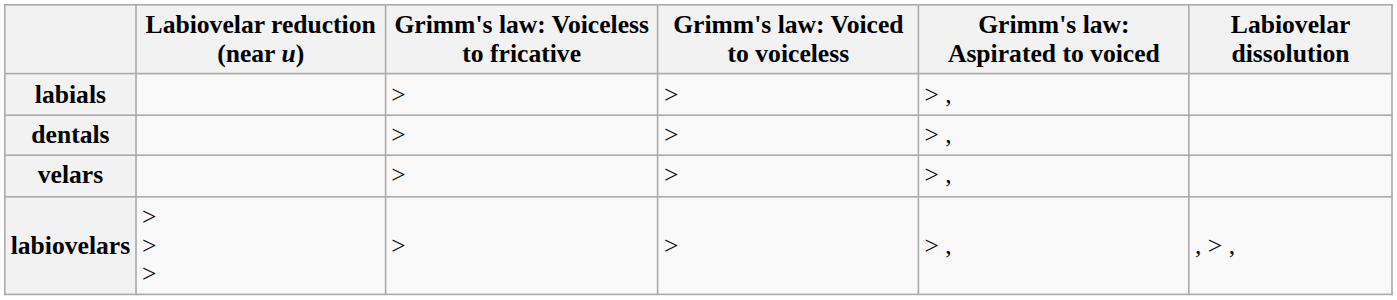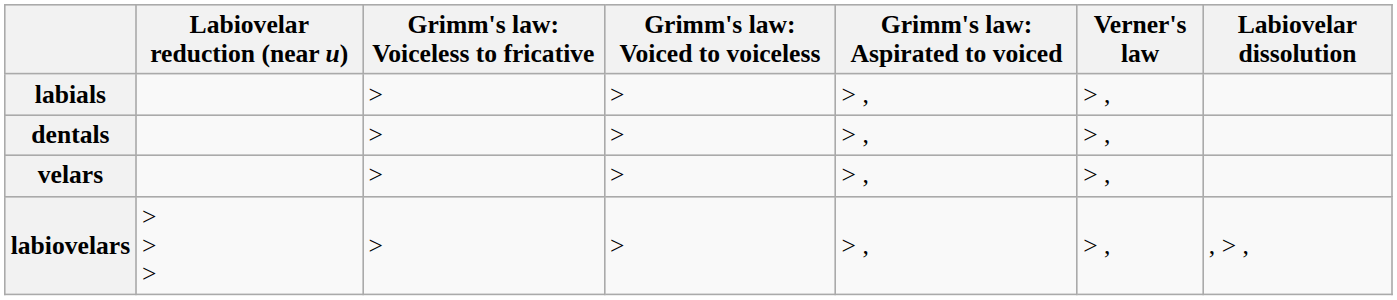+ column: (1140, 39)
